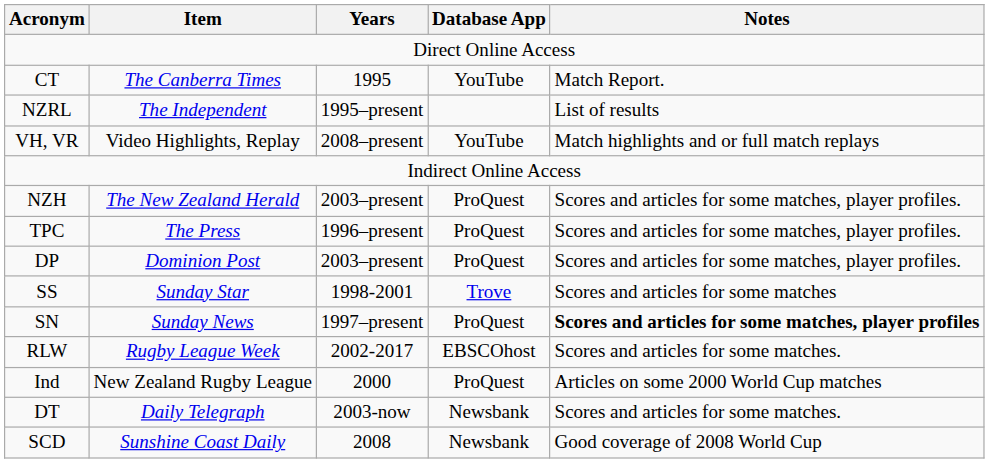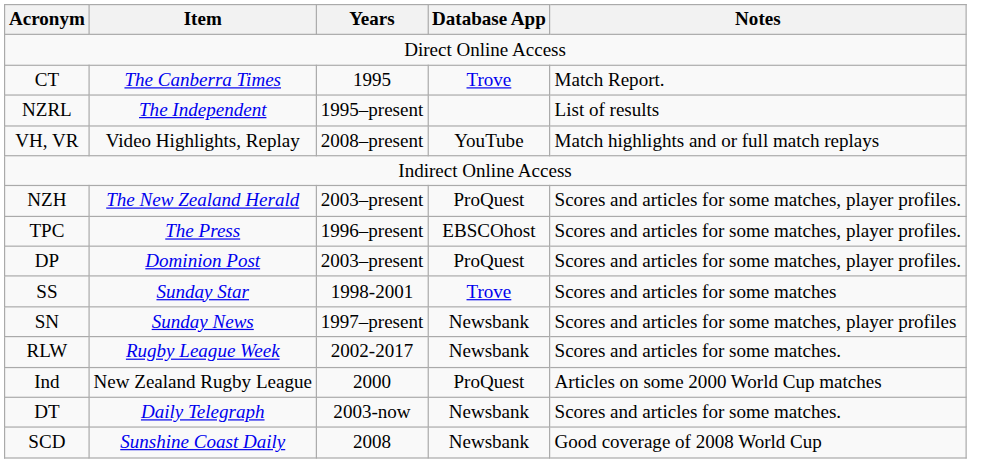(489, 79) YouTube -> (489, 79) Trove
(489, 230) ProQuest -> (489, 230) EBSCOhost
(489, 321) ProQuest -> (489, 321) Newsbank
(767, 321) bold -> (755, 321) normal
(489, 351) EBSCOhost -> (489, 351) Newsbank
